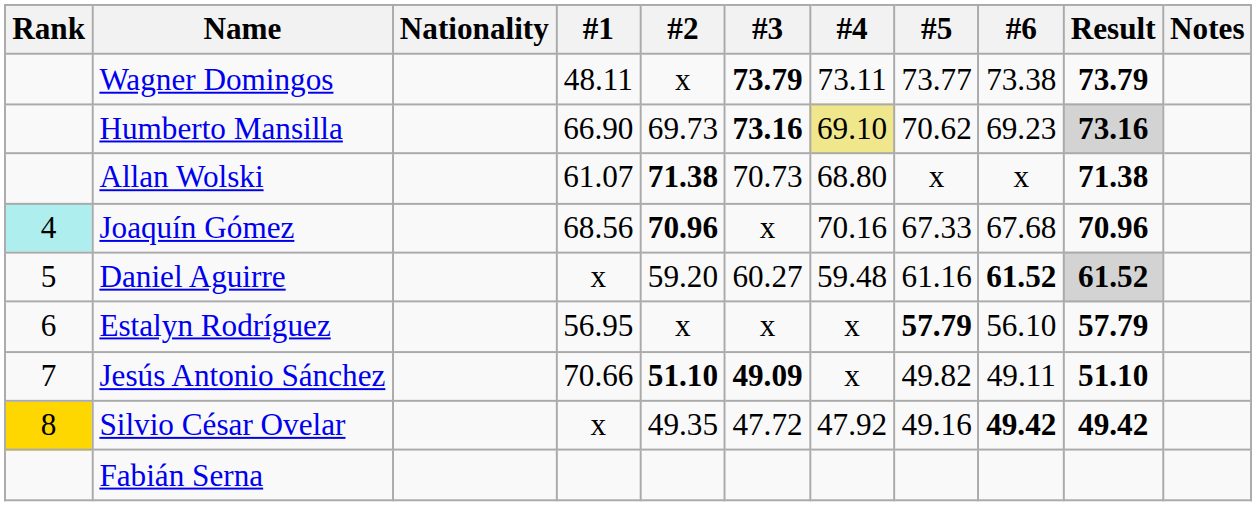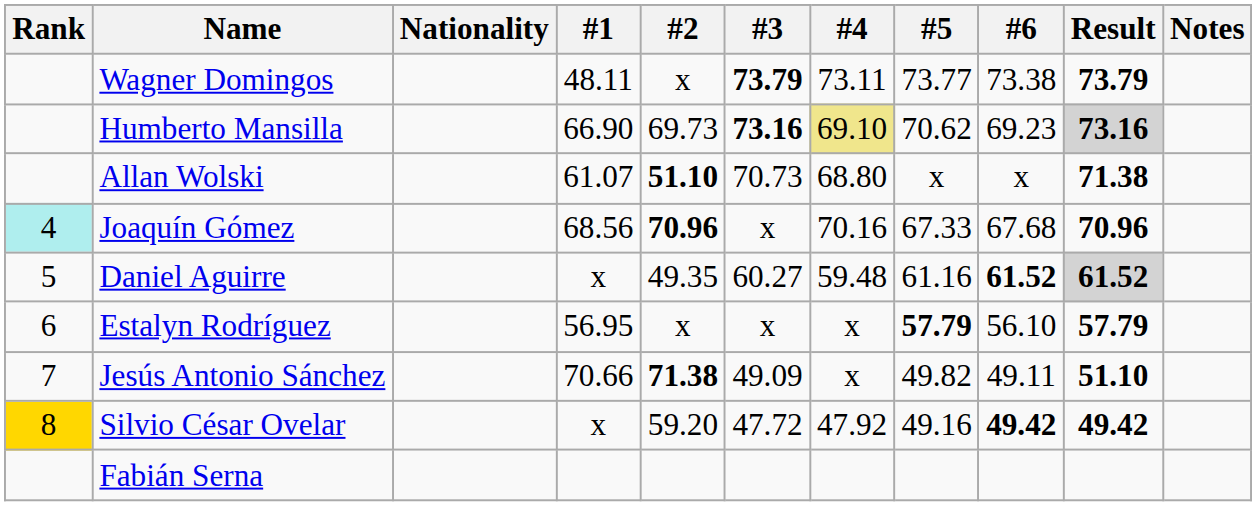(683, 177) 71.38 -> (683, 177) 51.10
(683, 276) 59.20 -> (683, 276) 49.35
(683, 375) 51.10 -> (683, 375) 71.38
(767, 375) bold -> (767, 375) normal
(683, 425) 49.35 -> (683, 425) 59.20
